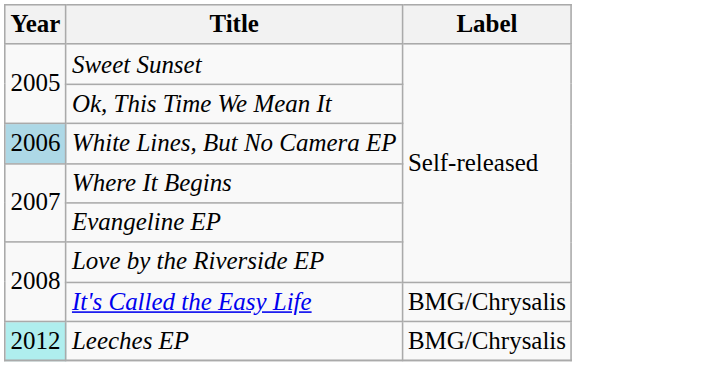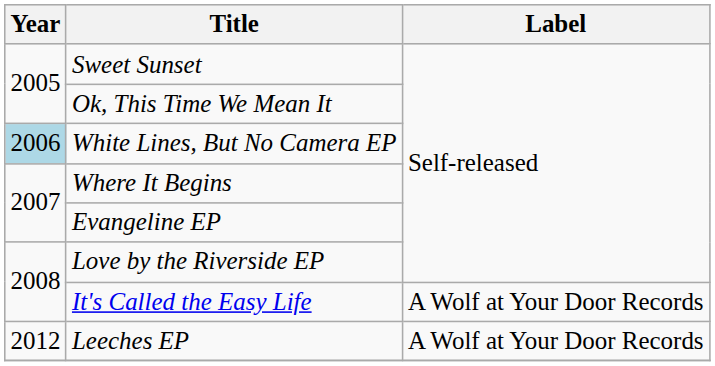(487, 301) BMG/Chrysalis -> (556, 301) A Wolf at Your Door Records
(35, 340) paleturquoise background -> (35, 340) no background
(487, 340) BMG/Chrysalis -> (556, 340) A Wolf at Your Door Records
